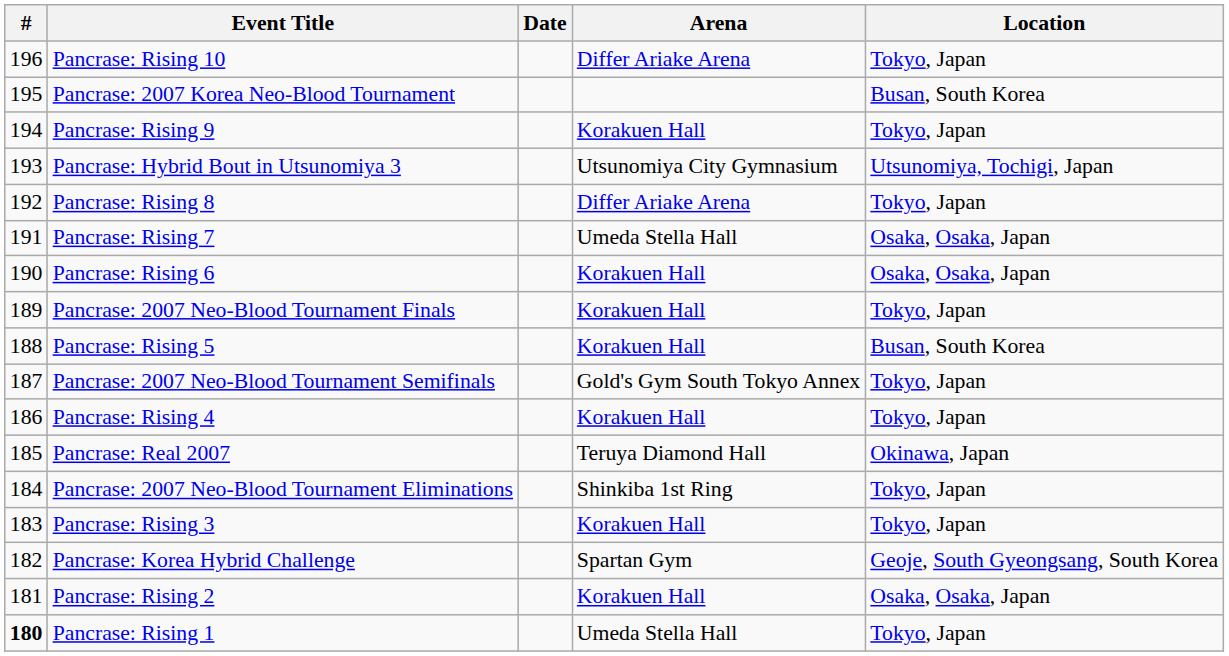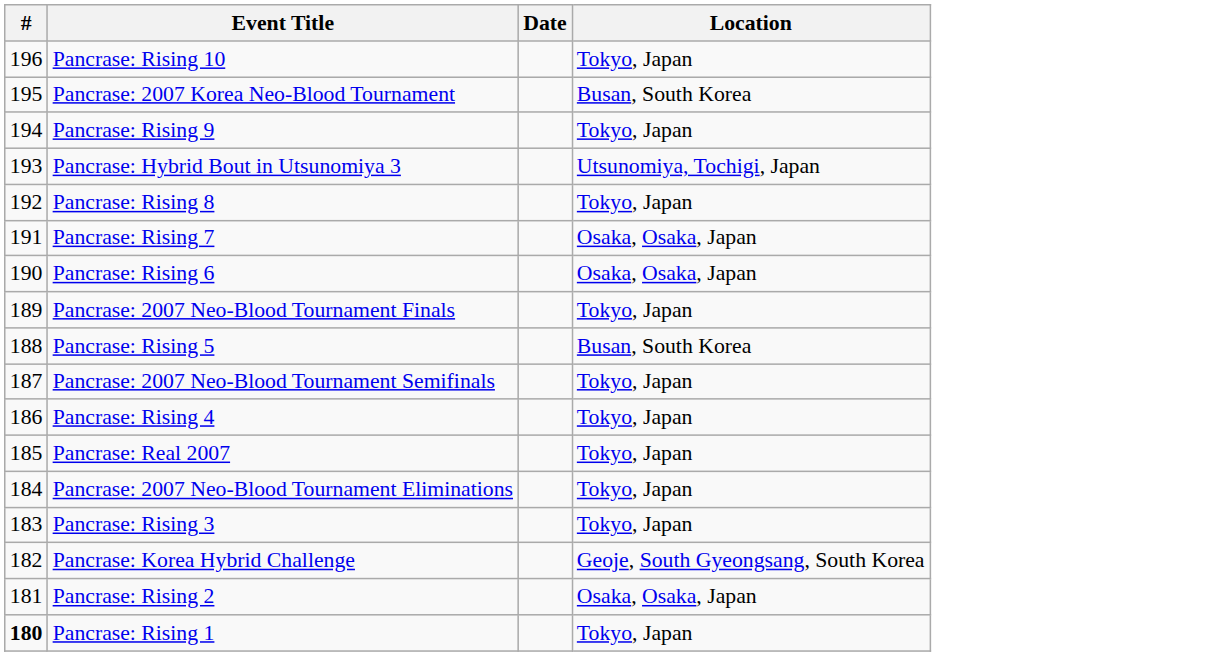- column: (719, 22)
(940, 453) Okinawa, Japan -> (635, 453) Tokyo, Japan
